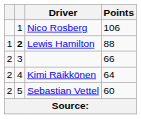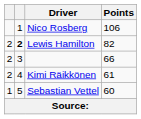(9, 43) 1 -> (9, 43) 2
(109, 43) 88 -> (109, 43) 82
(109, 74) 64 -> (109, 74) 61
(9, 90) 2 -> (9, 90) 1
